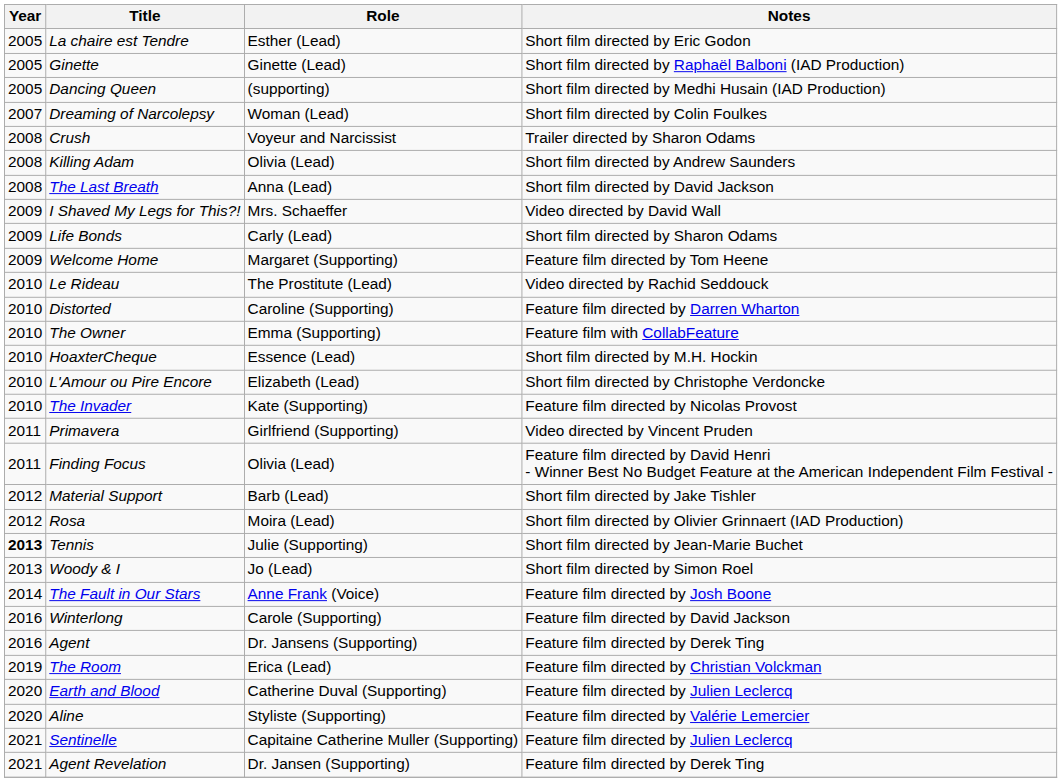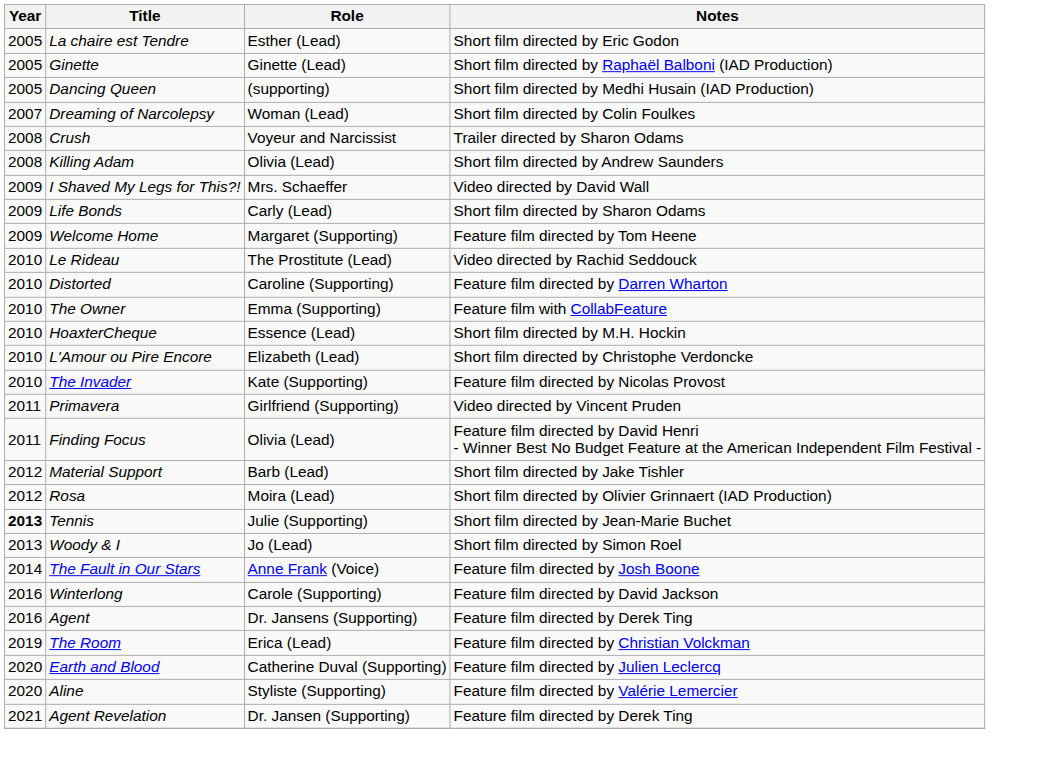- row: (104, 187)
- row: (83, 740)
